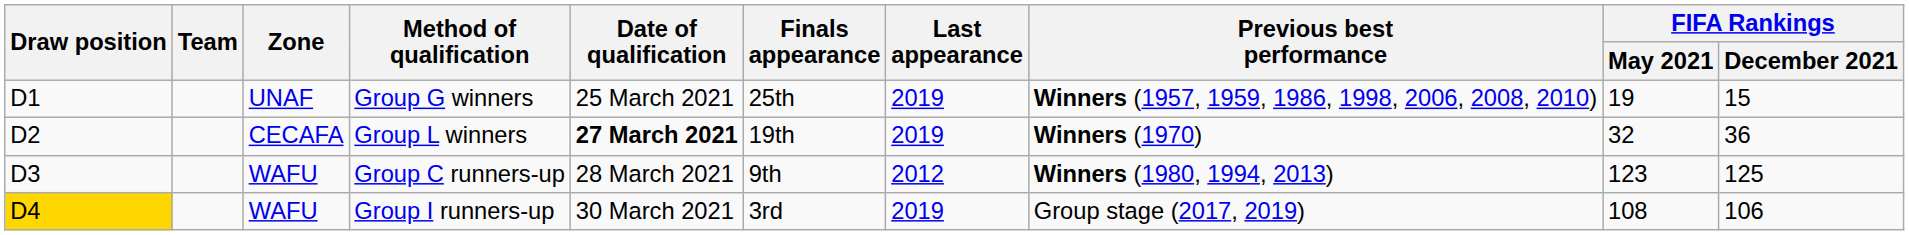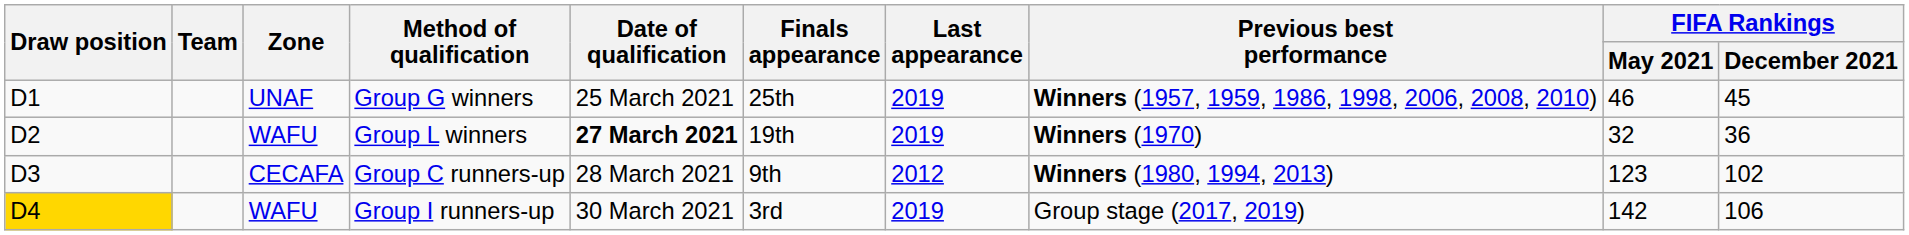(1621, 98) 19 -> (1621, 98) 46
(1737, 98) 15 -> (1737, 98) 45
(296, 135) CECAFA -> (283, 135) WAFU
(283, 173) WAFU -> (296, 173) CECAFA
(1744, 173) 125 -> (1744, 173) 102
(1628, 211) 108 -> (1628, 211) 142
